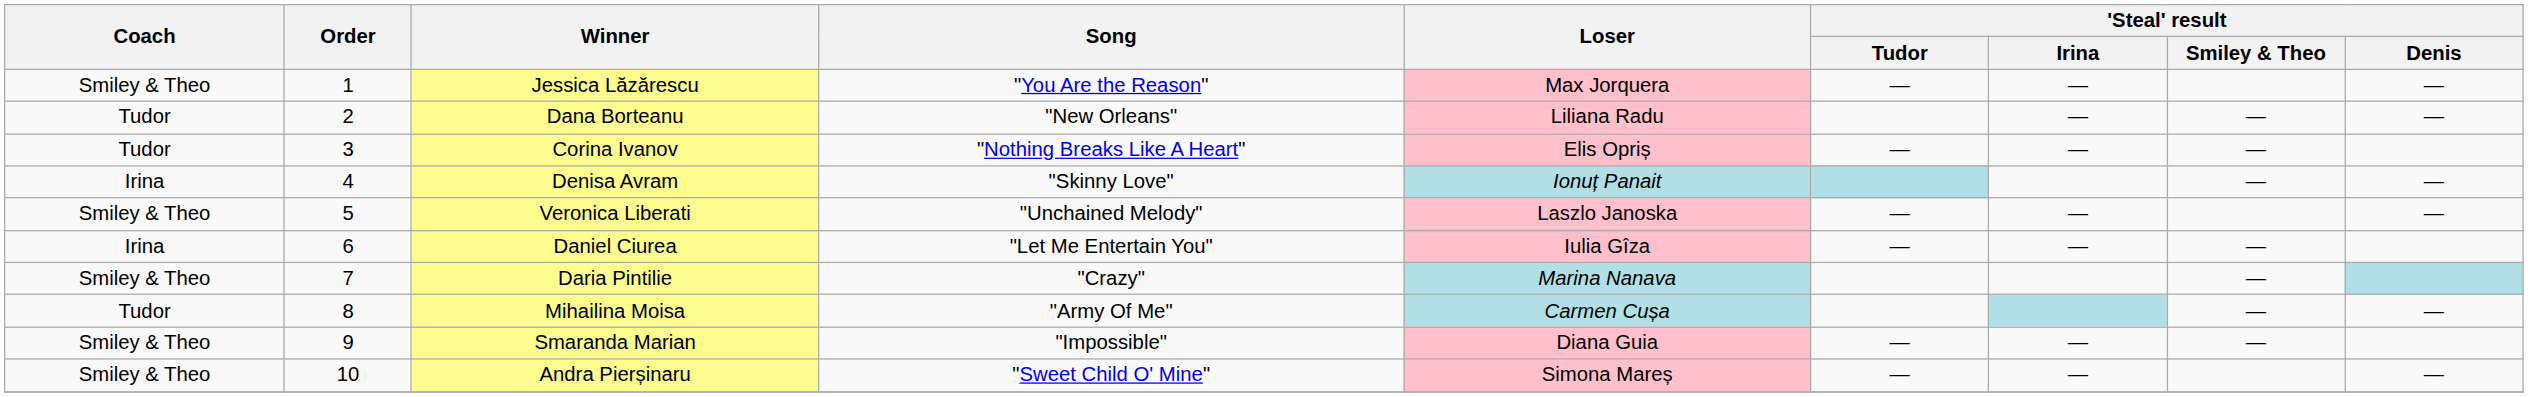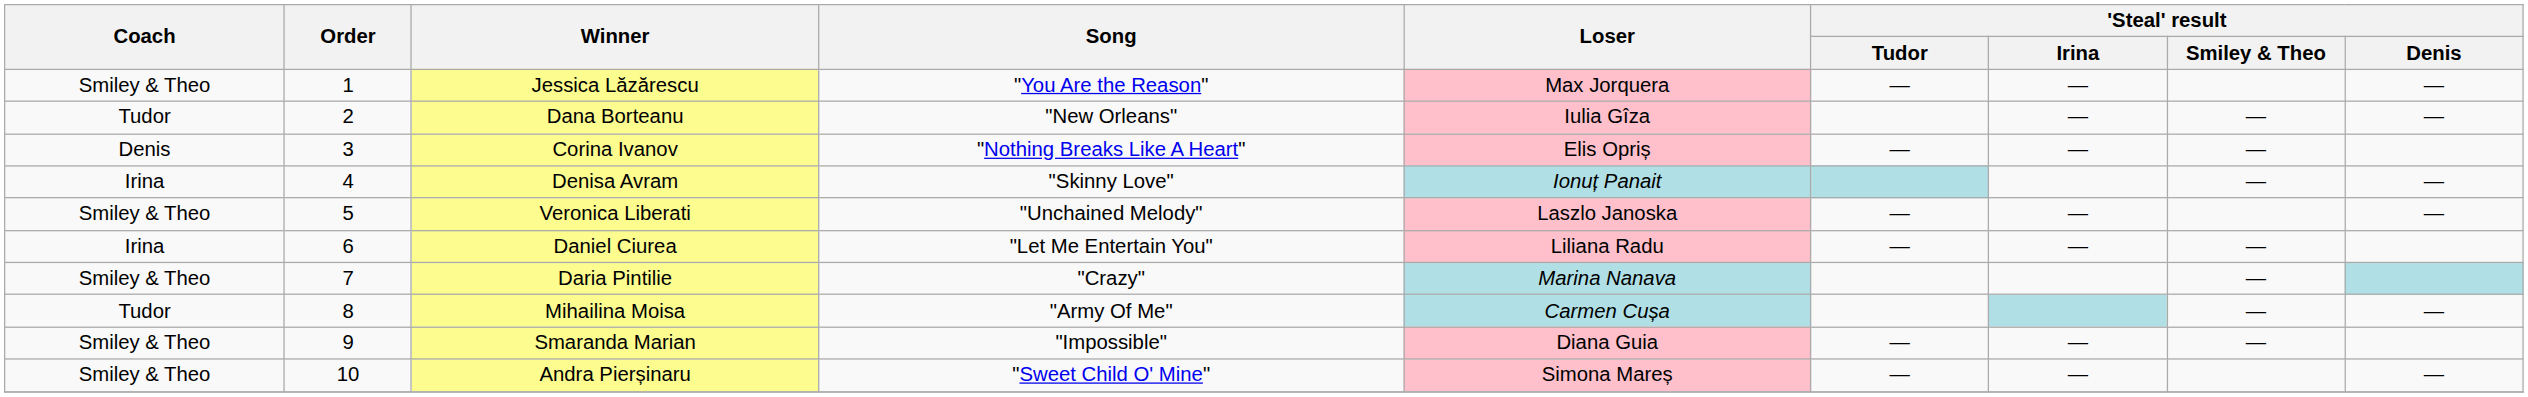(1607, 117) Liliana Radu -> (1607, 117) Iulia Gîza
(145, 149) Tudor -> (145, 149) Denis
(1607, 246) Iulia Gîza -> (1607, 246) Liliana Radu
